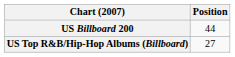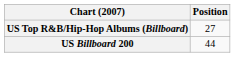rows swapped: (97, 28) <-> (97, 44)
